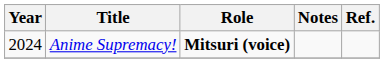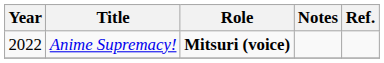(25, 44) 2024 -> (25, 44) 2022
